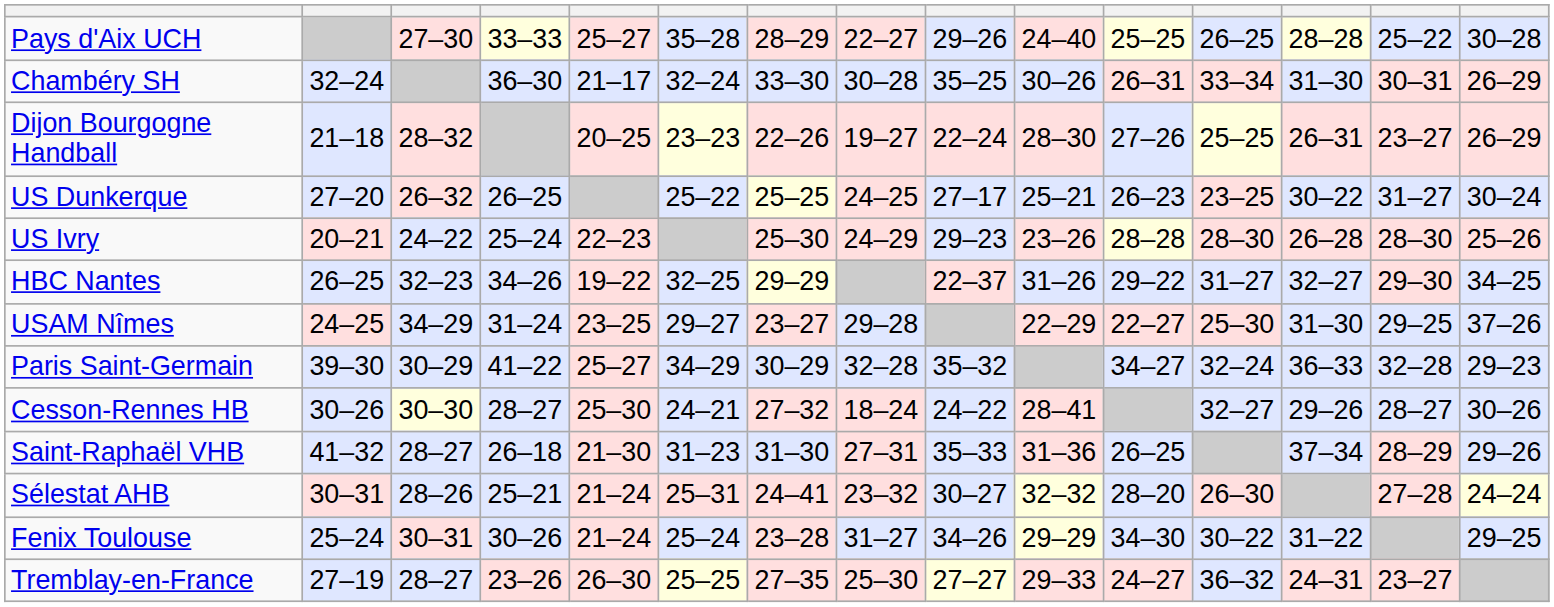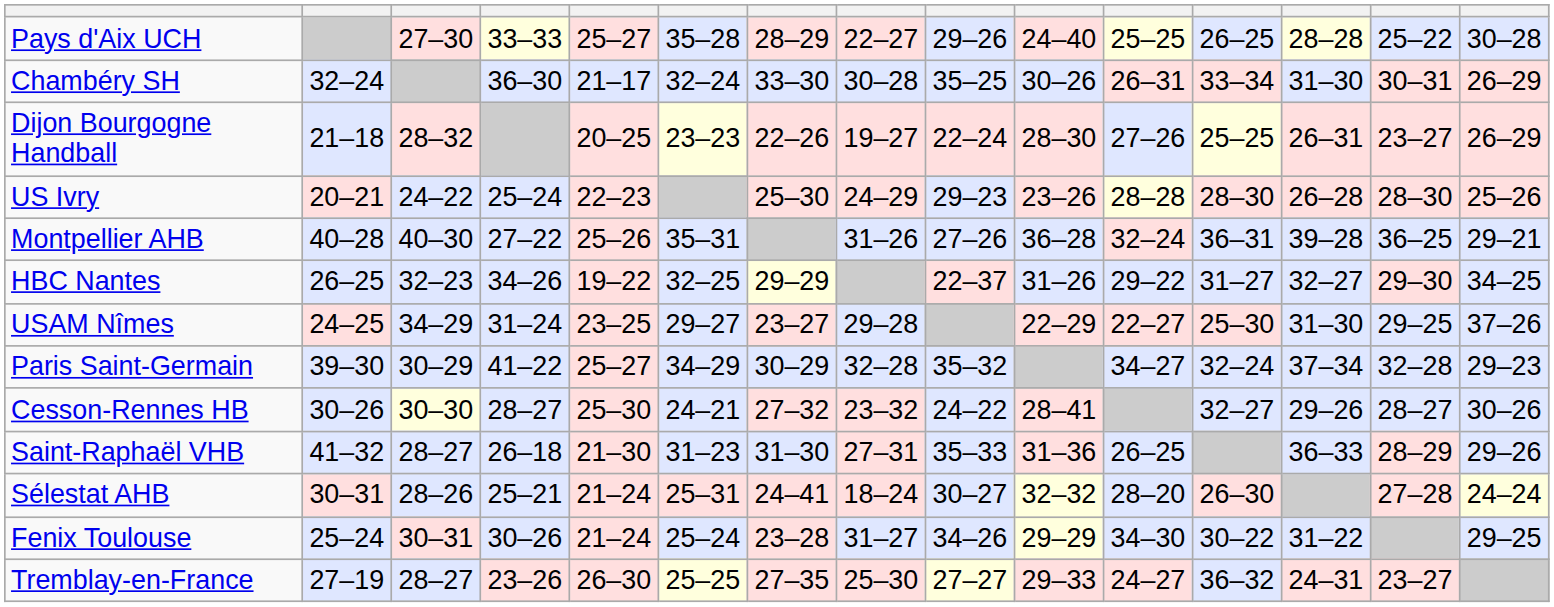- row: (99, 196)
+ row: (107, 238)
(1326, 366) 36–33 -> (1326, 366) 37–34
(881, 409) 18–24 -> (881, 409) 23–32
(1326, 452) 37–34 -> (1326, 452) 36–33
(881, 494) 23–32 -> (881, 494) 18–24
